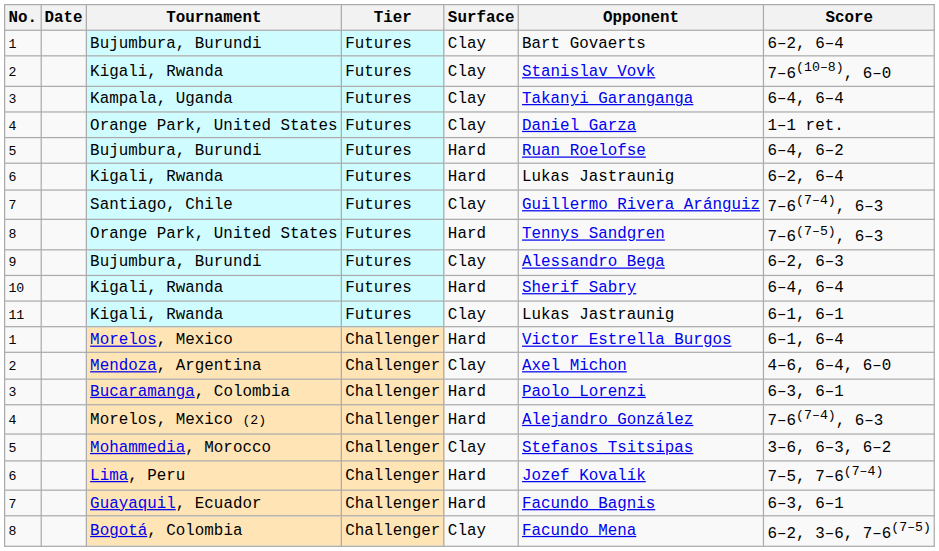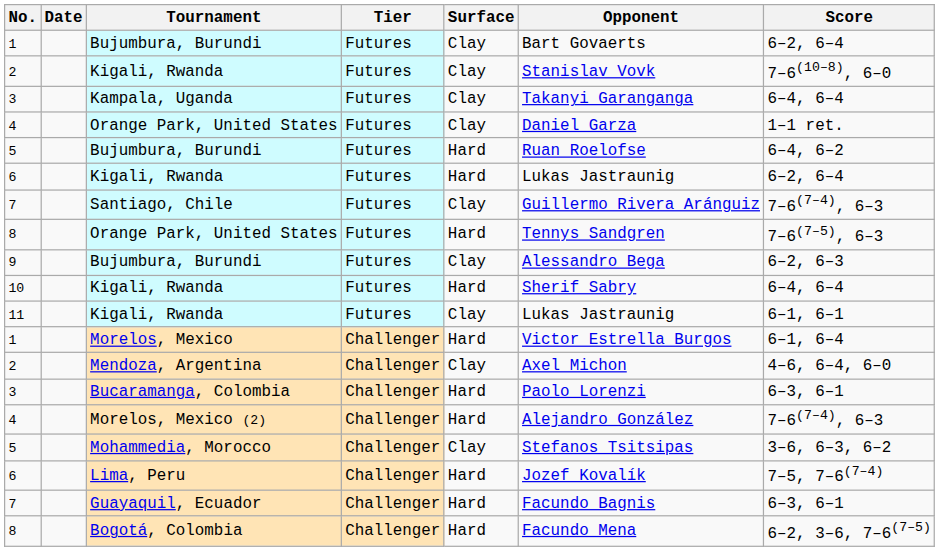(467, 531) Clay -> (467, 531) Hard
